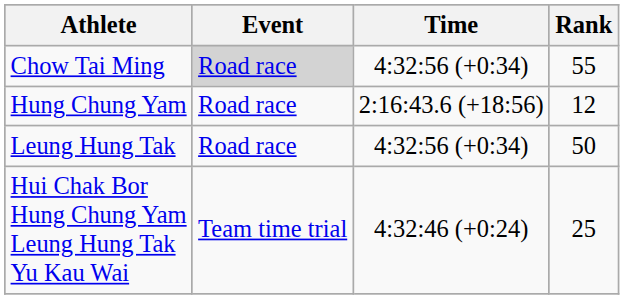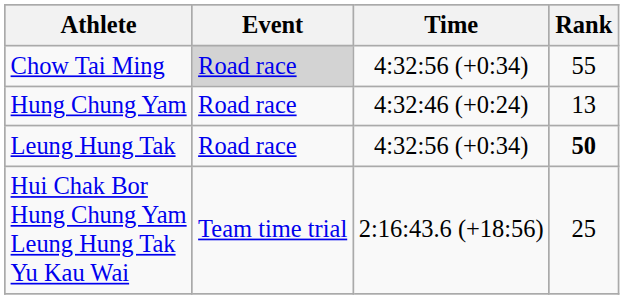(451, 105) 2:16:43.6 (+18:56) -> (451, 105) 4:32:46 (+0:24)
(584, 105) 12 -> (584, 105) 13
(584, 146) normal -> (584, 146) bold
(451, 229) 4:32:46 (+0:24) -> (451, 229) 2:16:43.6 (+18:56)
